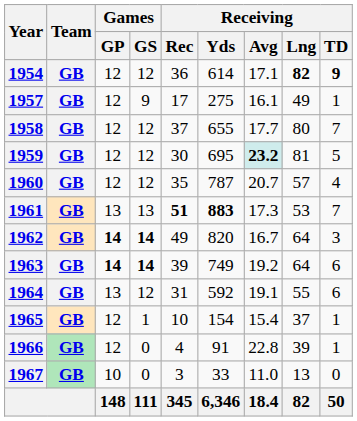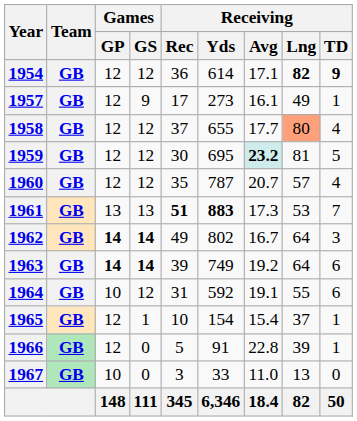(221, 100) 275 -> (221, 100) 273
(301, 127) no background -> (301, 127) lightsalmon background
(336, 127) 7 -> (336, 127) 4
(221, 237) 820 -> (221, 237) 802
(113, 292) 13 -> (113, 292) 10
(179, 347) 4 -> (179, 347) 5
